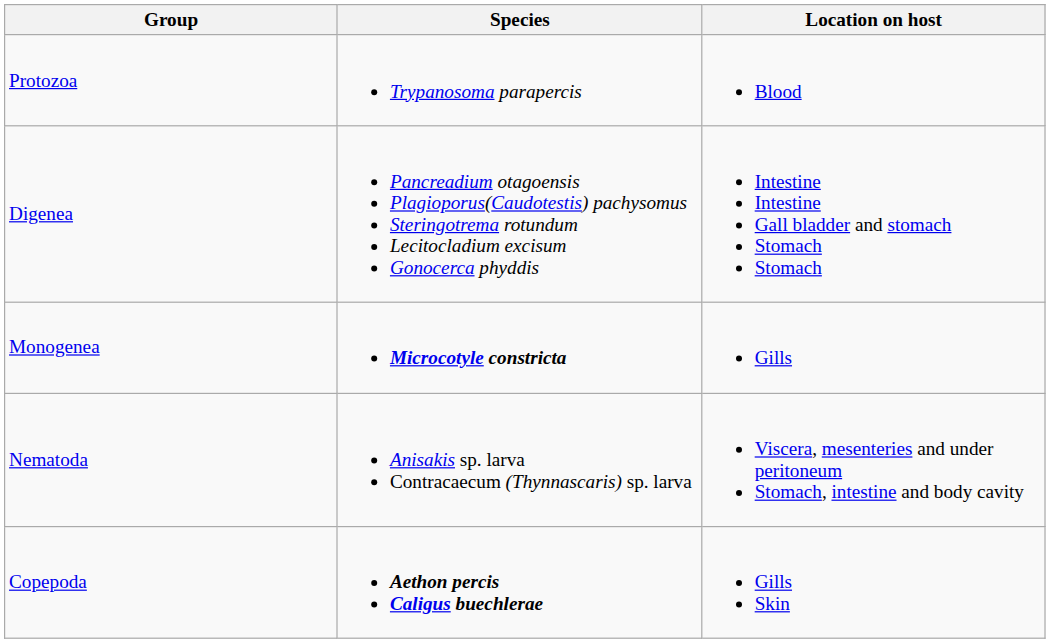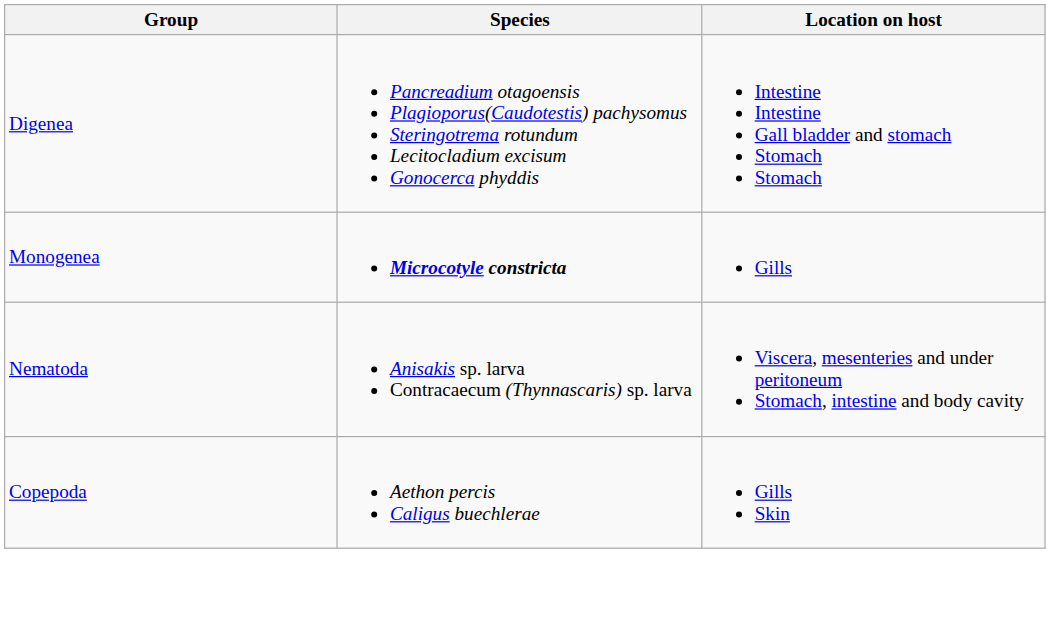- row: (43, 80)
(520, 593) bold -> (520, 503) normal
